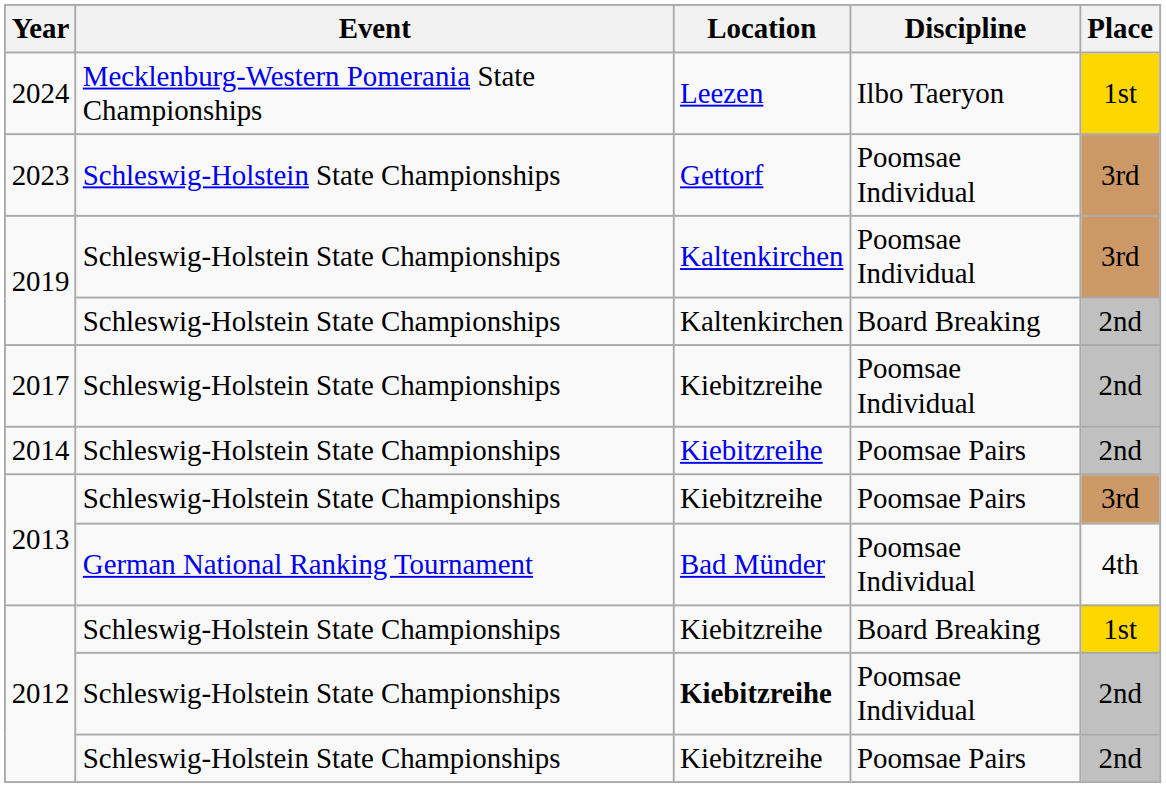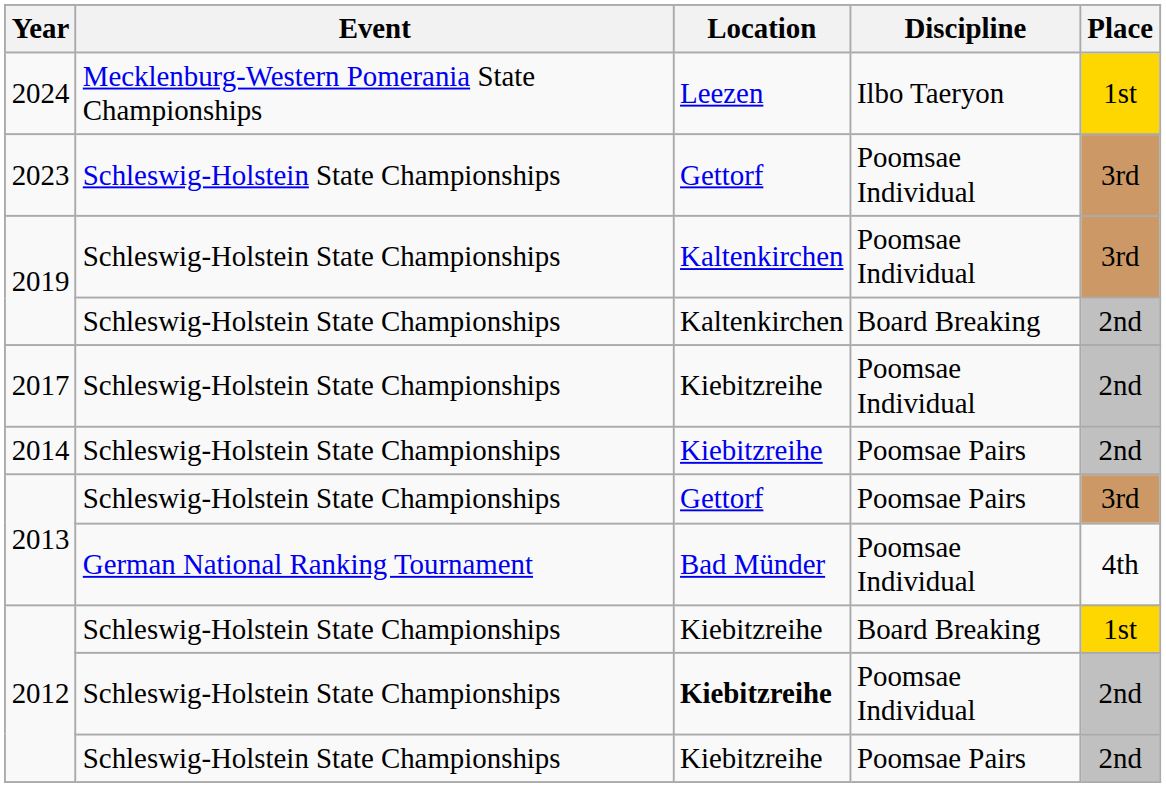(751, 498) Kiebitzreihe -> (722, 498) Gettorf
